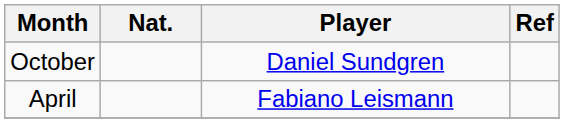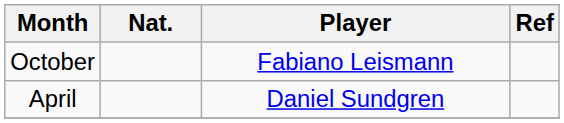(355, 61) Daniel Sundgren -> (355, 61) Fabiano Leismann
(355, 99) Fabiano Leismann -> (355, 99) Daniel Sundgren
